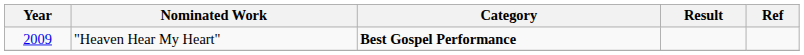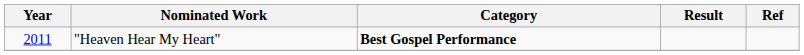(38, 38) 2009 -> (38, 38) 2011
